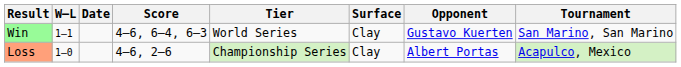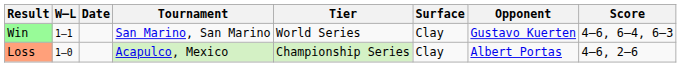columns swapped: (596, 14) <-> (161, 14)
